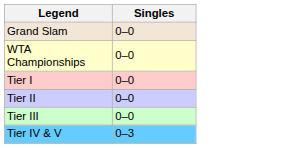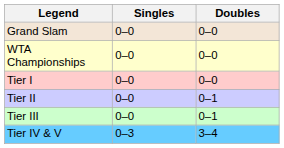+ column: (238, 13)
